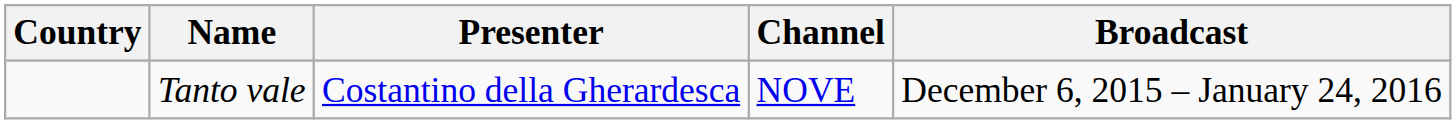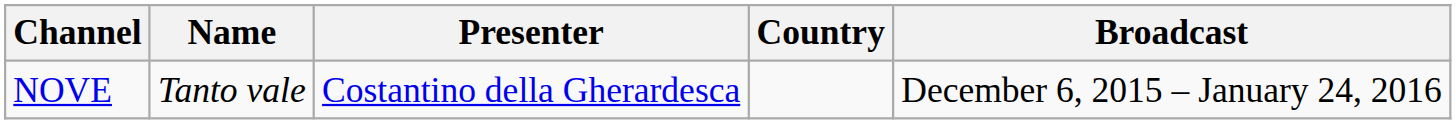columns swapped: (77, 32) <-> (821, 32)
